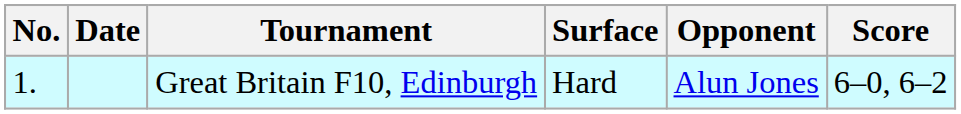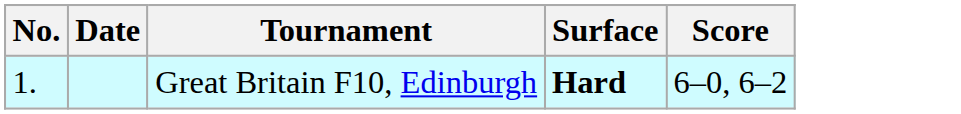- column: (746, 30)
(585, 81) normal -> (589, 81) bold
